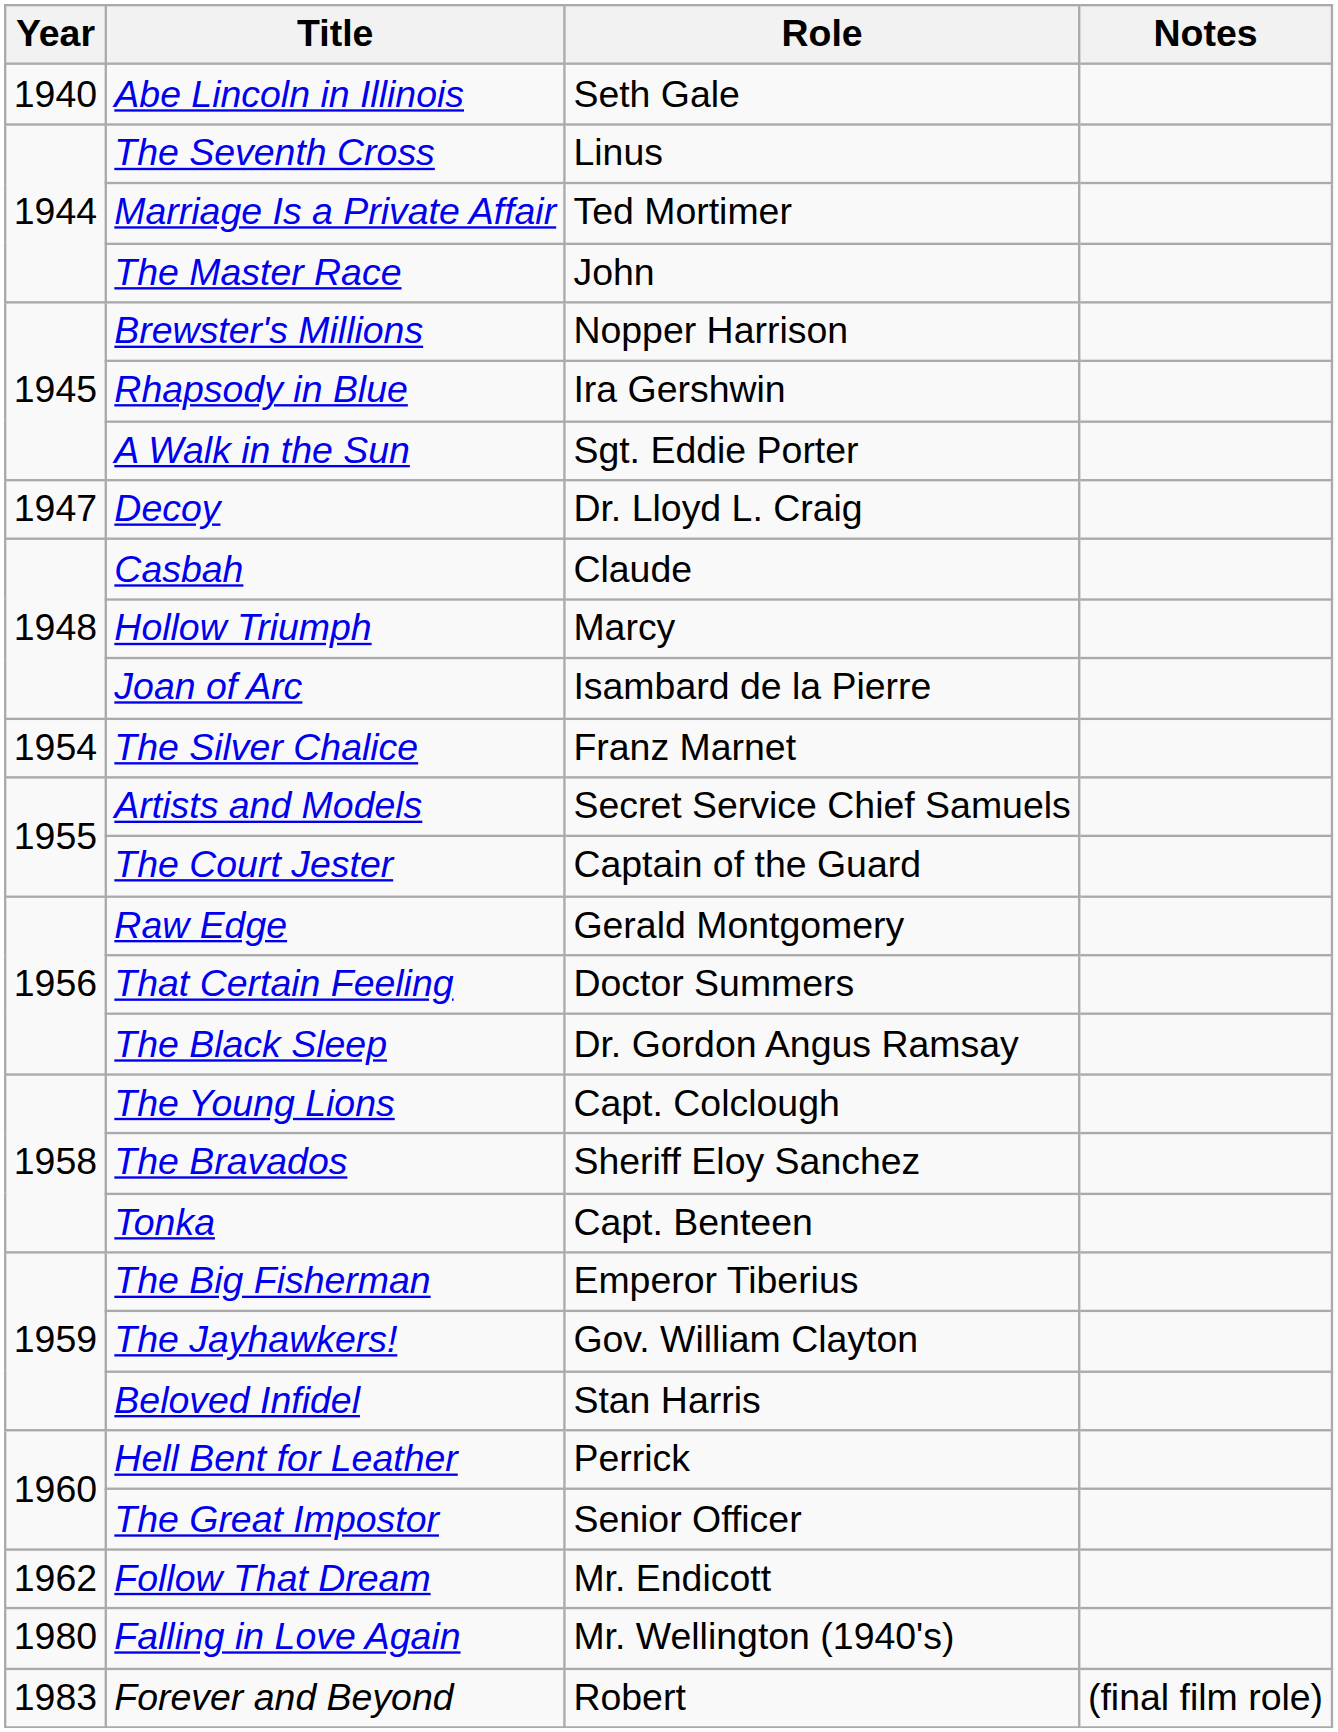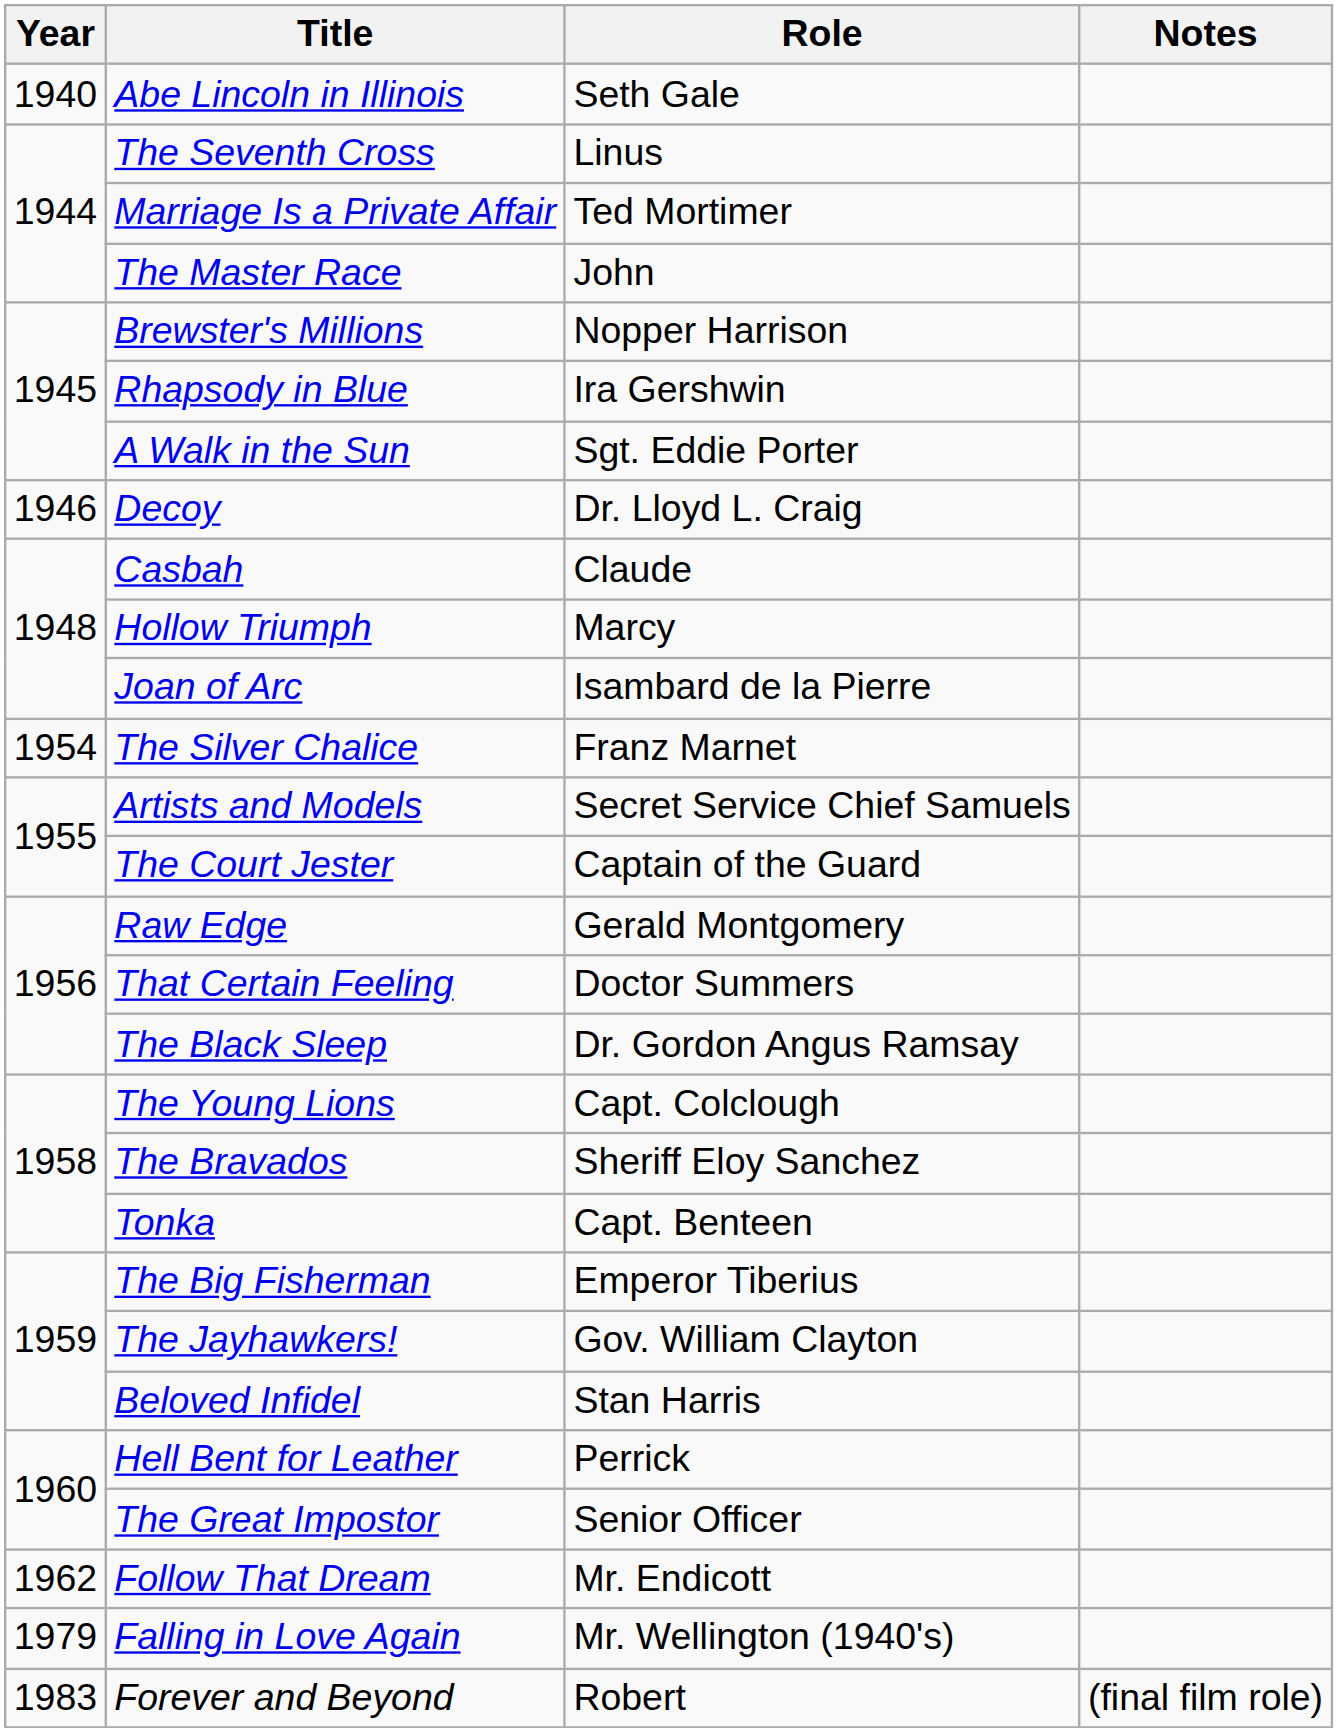(55, 509) 1947 -> (55, 509) 1946
(55, 1637) 1980 -> (55, 1637) 1979
